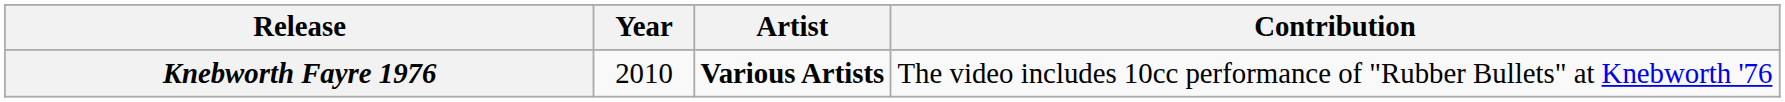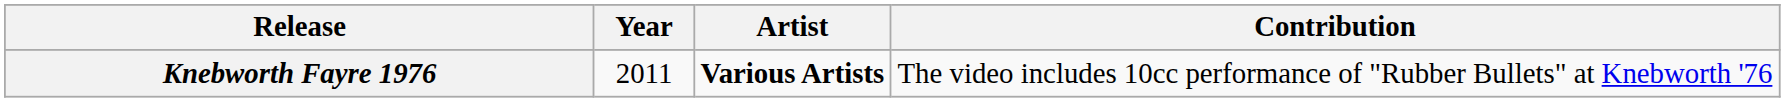(644, 73) 2010 -> (644, 73) 2011
